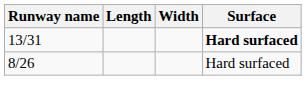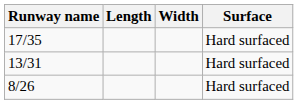+ row: (25, 39)
(252, 39) bold -> (247, 63) normal
